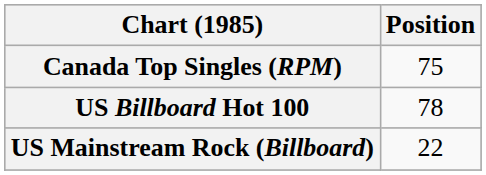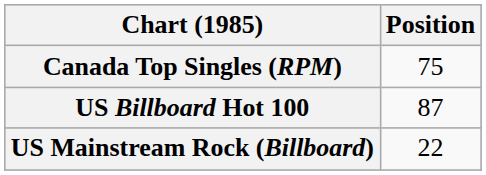(430, 107) 78 -> (430, 107) 87
